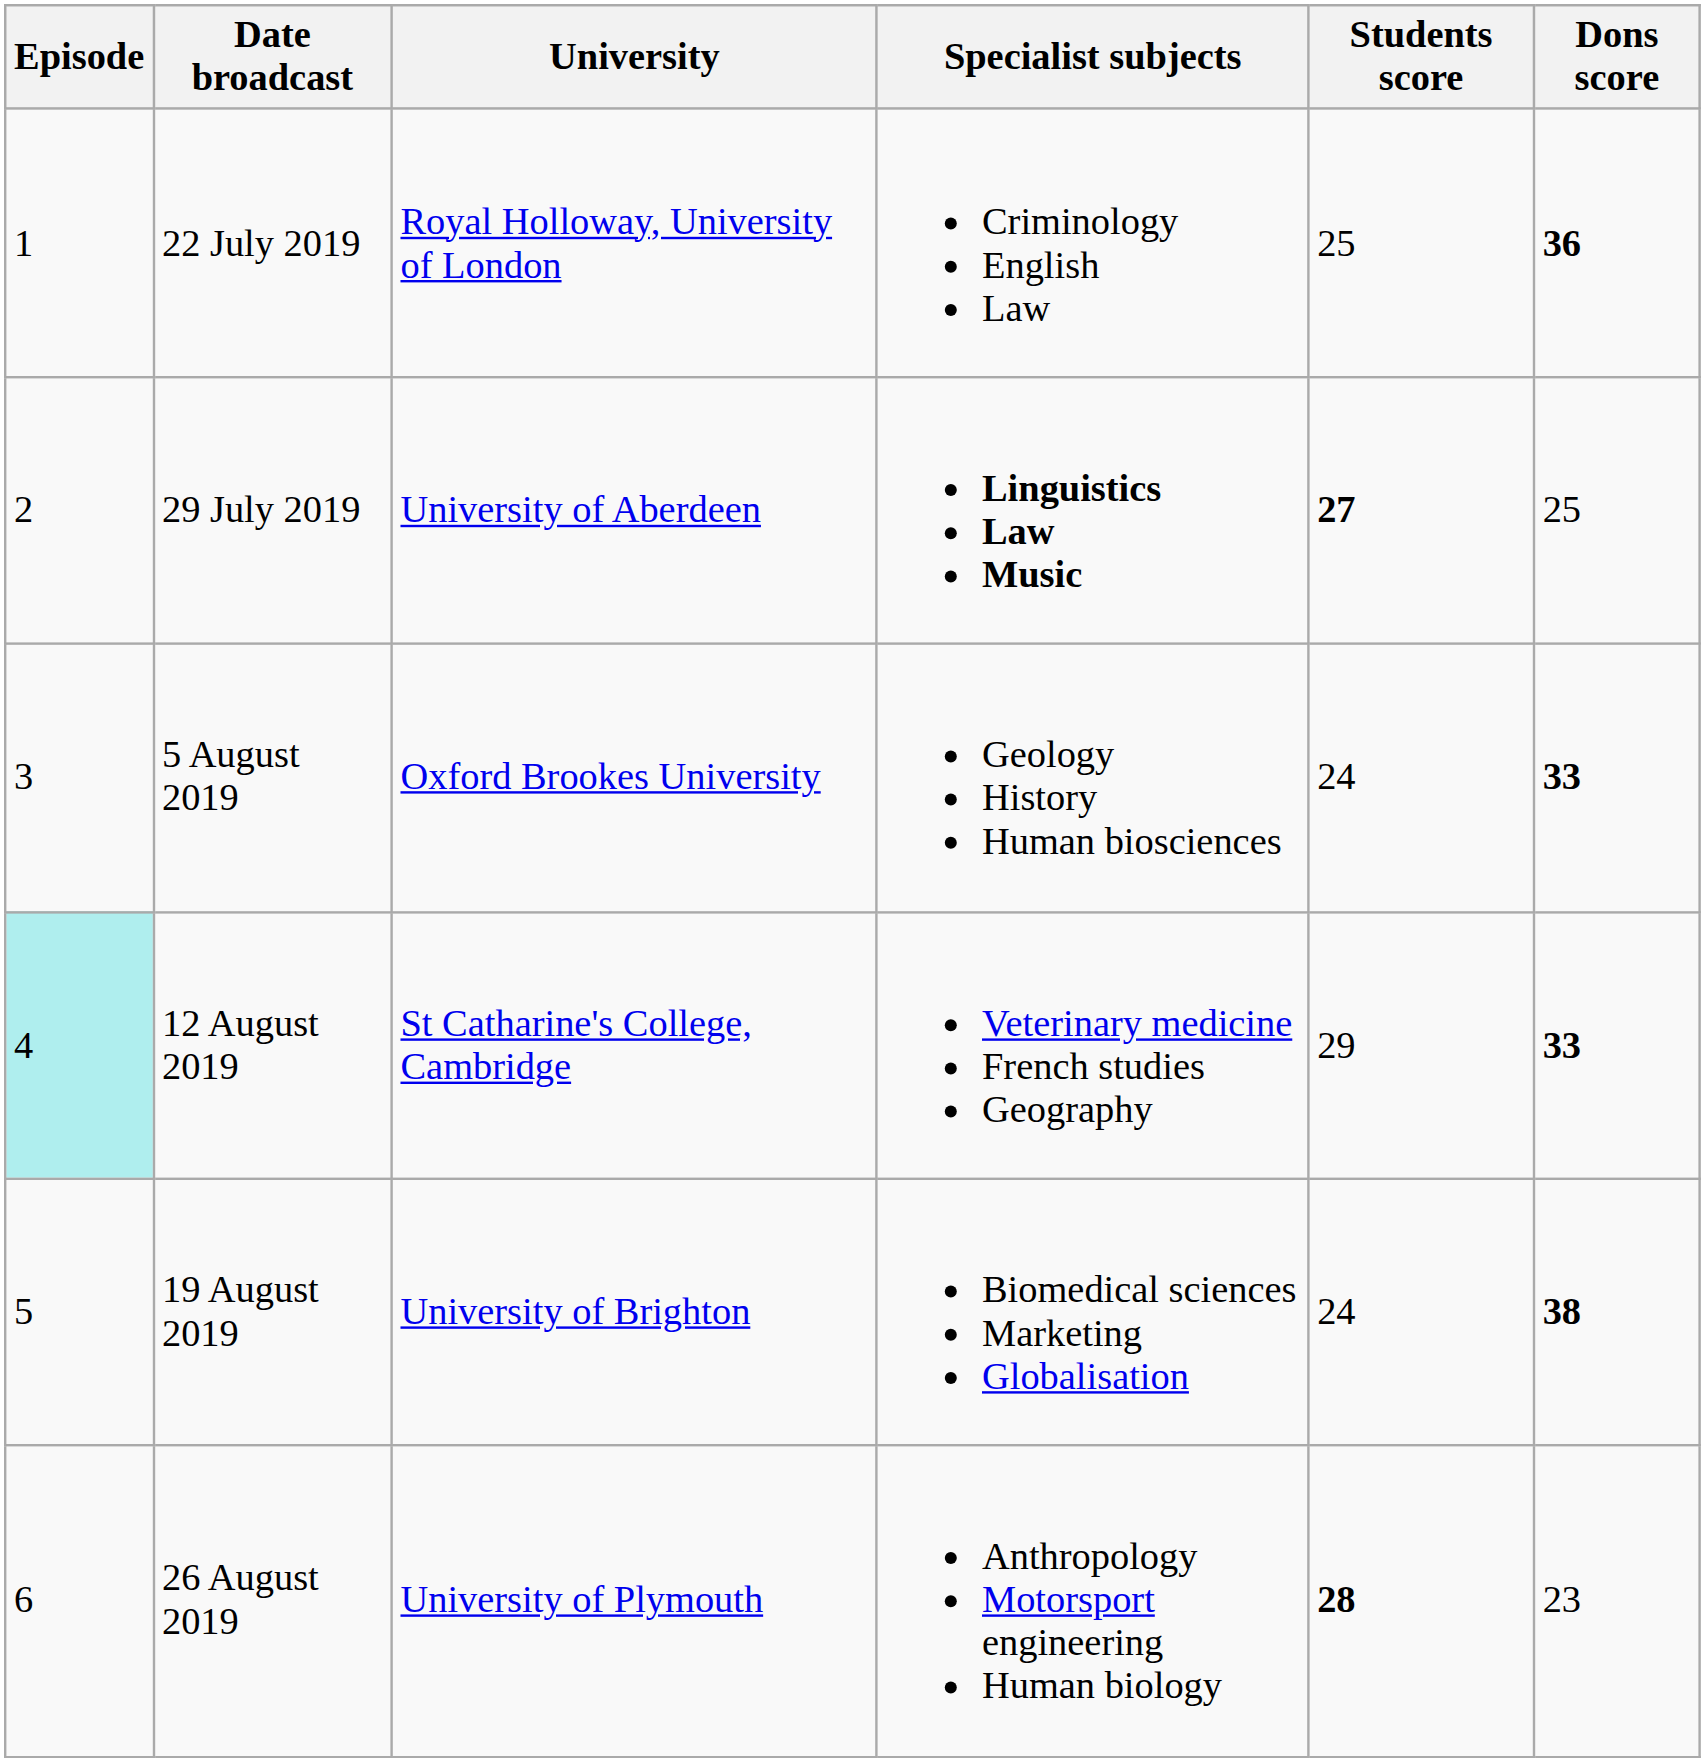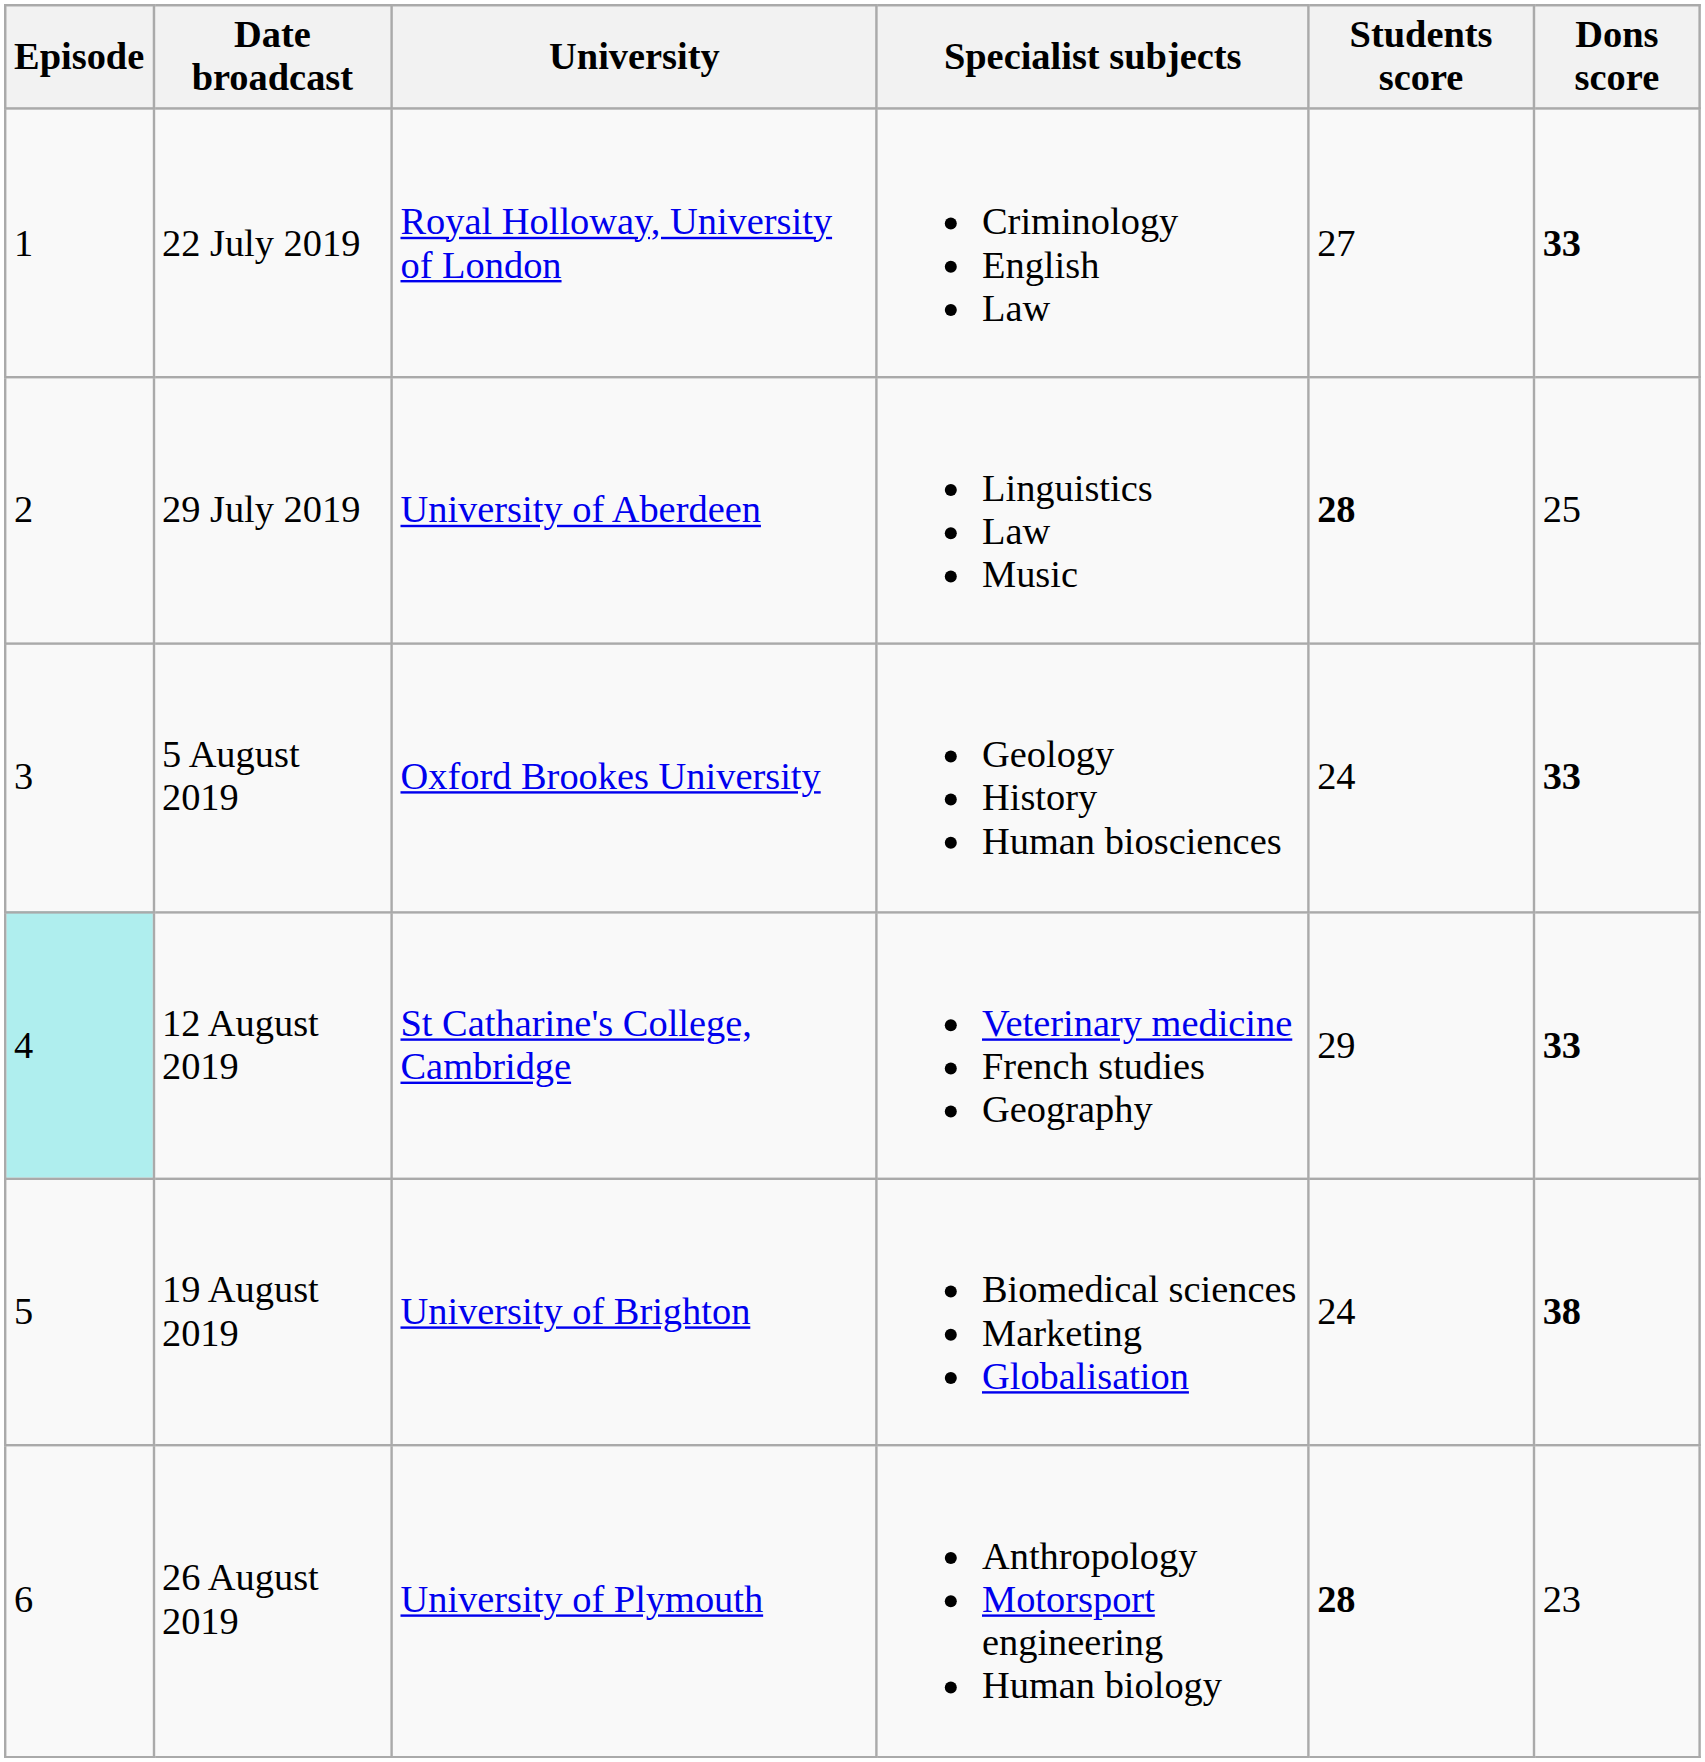(1336, 242) 25 -> (1336, 242) 27
(1562, 242) 36 -> (1562, 242) 33
(1093, 532) bold -> (1093, 532) normal
(1336, 509) 27 -> (1336, 509) 28
